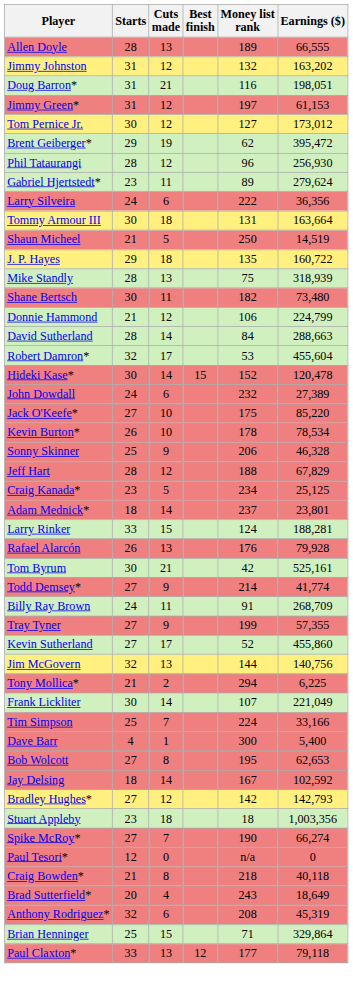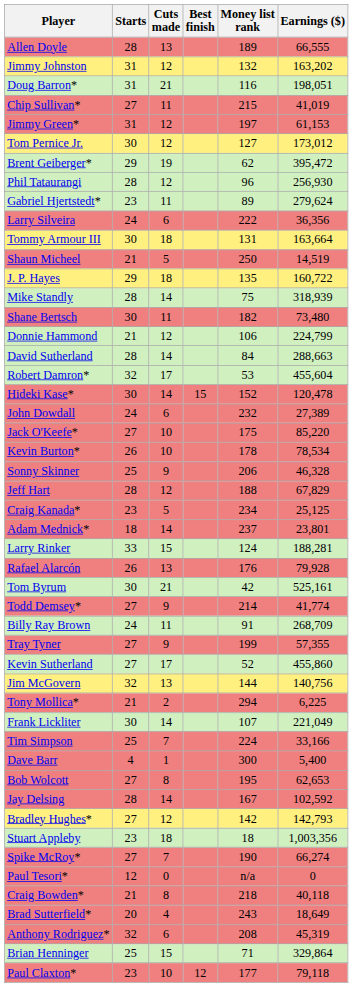+ row: (44, 104)
(166, 278) 13 -> (166, 297) 14
(131, 779) 18 -> (131, 799) 28
(131, 953) 33 -> (131, 972) 23
(166, 953) 13 -> (166, 972) 10
